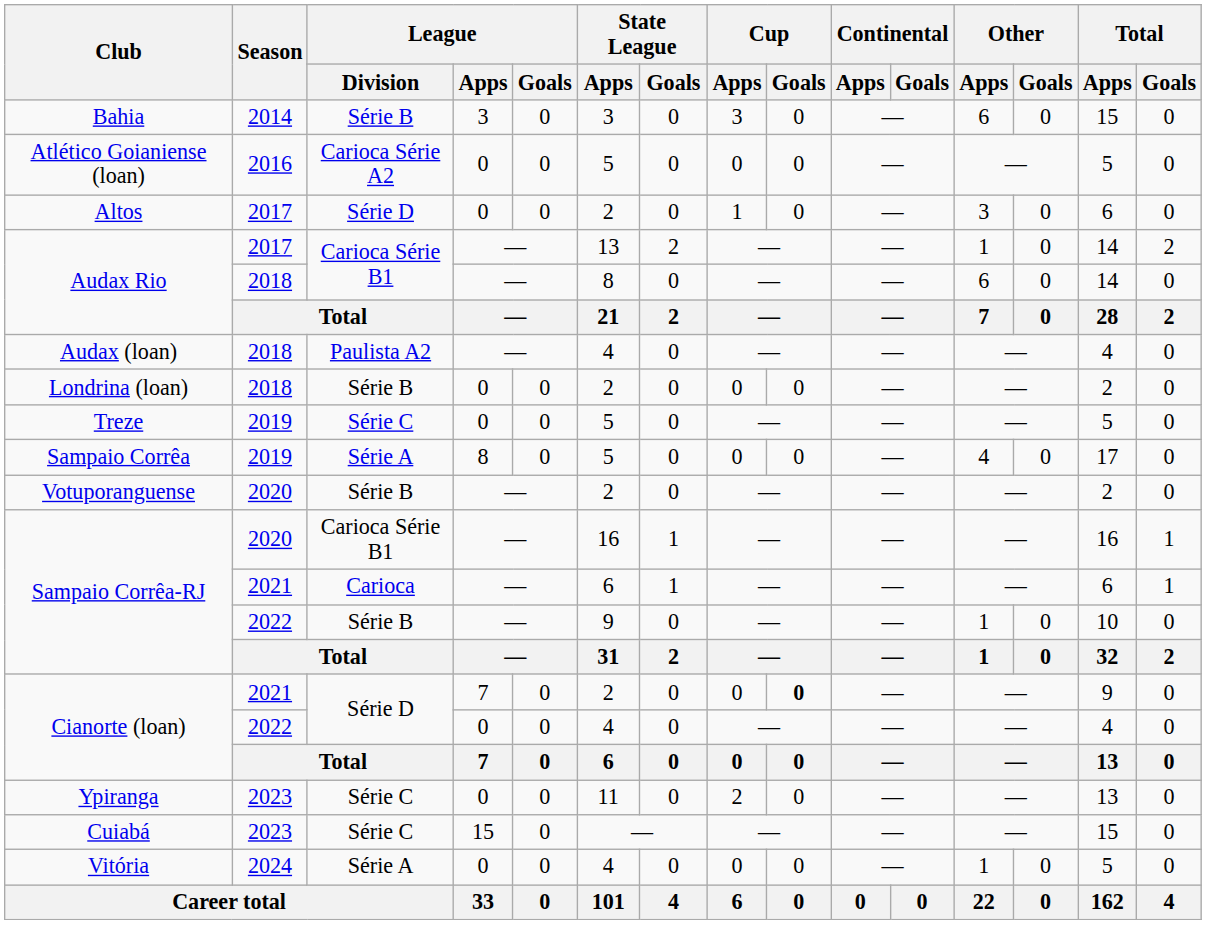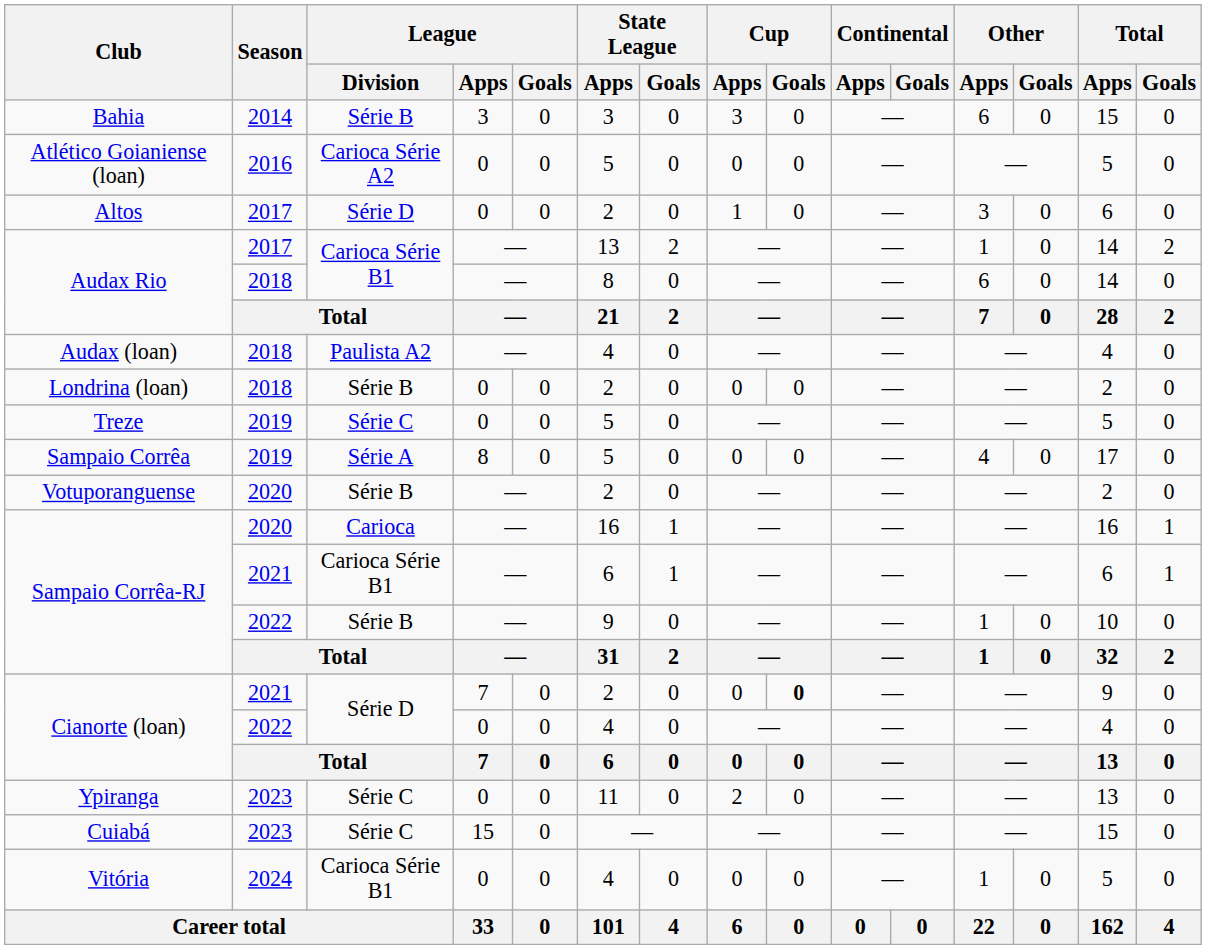(381, 539) Carioca Série B1 -> (381, 526) Carioca
(381, 586) Carioca -> (381, 574) Carioca Série B1
(381, 866) Série A -> (381, 879) Carioca Série B1
